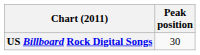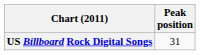(175, 41) 30 -> (175, 41) 31
